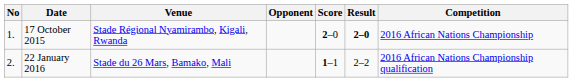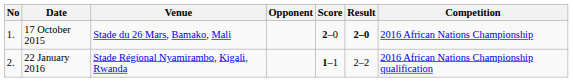(171, 35) Stade Régional Nyamirambo, Kigali, Rwanda -> (162, 35) Stade du 26 Mars, Bamako, Mali
(162, 63) Stade du 26 Mars, Bamako, Mali -> (171, 63) Stade Régional Nyamirambo, Kigali, Rwanda
